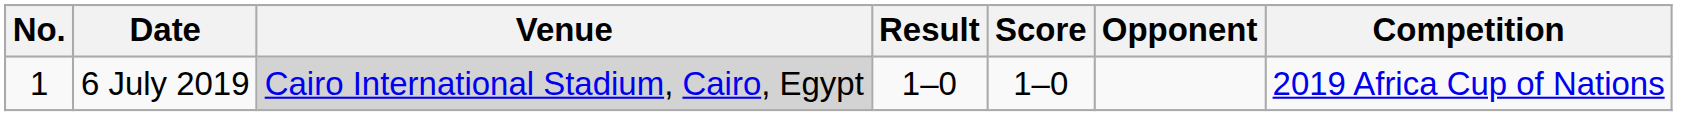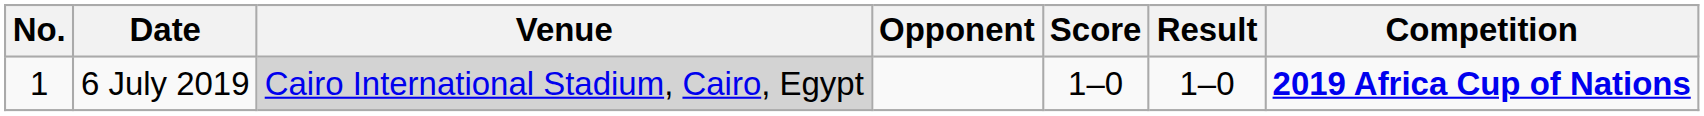columns swapped: (1180, 30) <-> (929, 30)
(1469, 82) normal -> (1482, 82) bold
